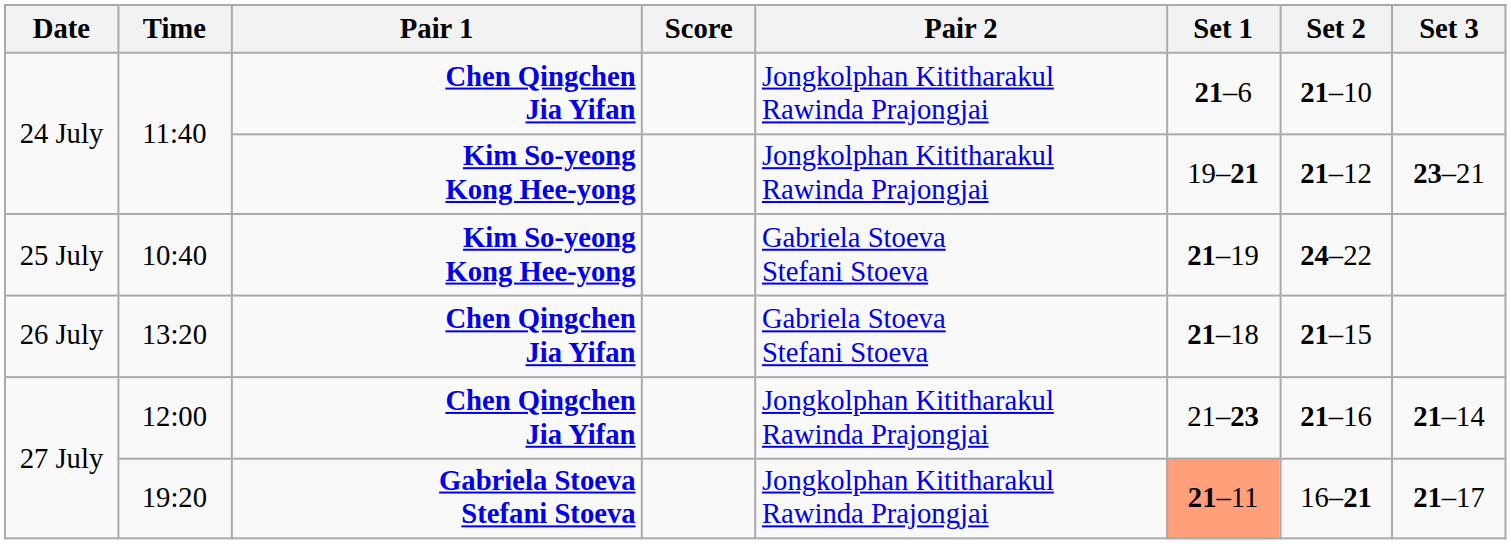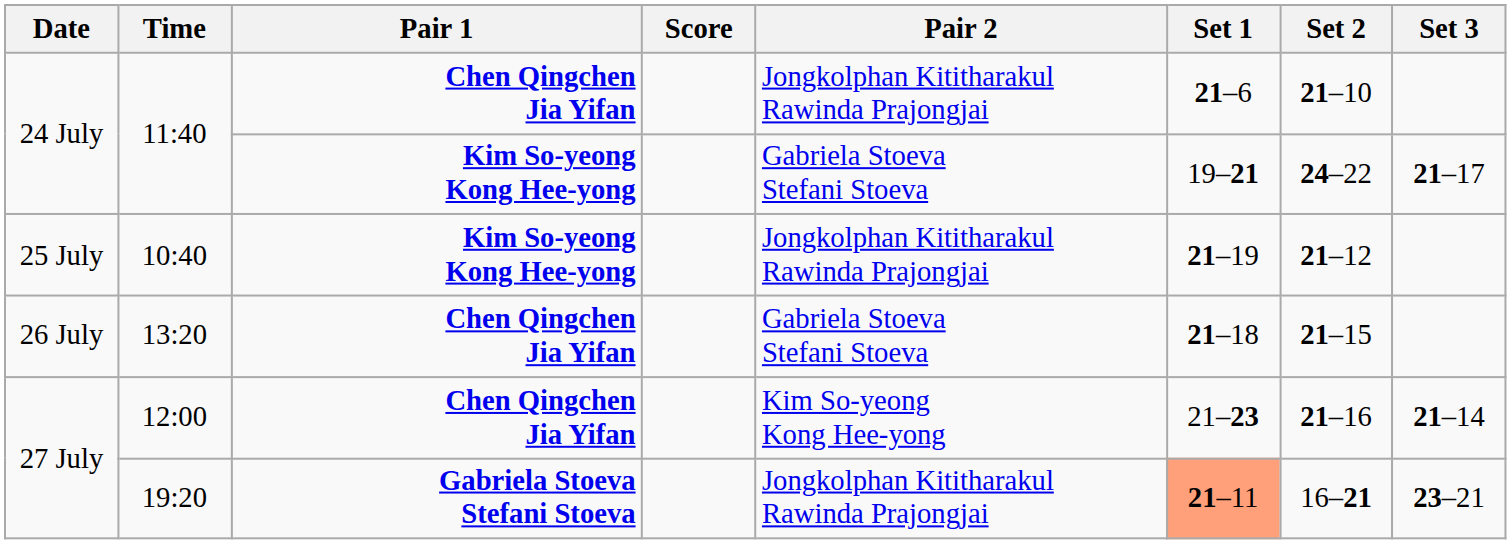(908, 173) Jongkolphan Kititharakul Rawinda Prajongjai -> (854, 173) Gabriela Stoeva Stefani Stoeva
(1336, 173) 21–12 -> (1336, 173) 24–22
(1449, 173) 23–21 -> (1449, 173) 21–17
(854, 254) Gabriela Stoeva Stefani Stoeva -> (908, 254) Jongkolphan Kititharakul Rawinda Prajongjai
(1336, 254) 24–22 -> (1336, 254) 21–12
(908, 417) Jongkolphan Kititharakul Rawinda Prajongjai -> (854, 417) Kim So-yeong Kong Hee-yong
(1449, 498) 21–17 -> (1449, 498) 23–21
